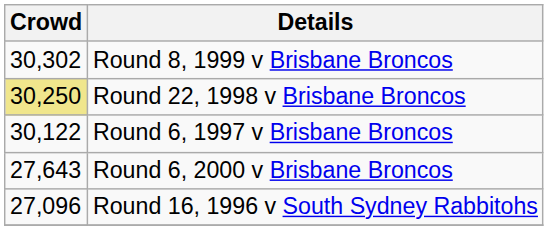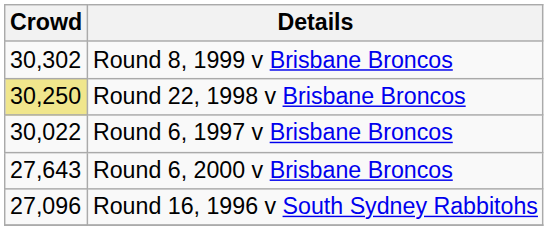(46, 133) 30,122 -> (46, 133) 30,022
